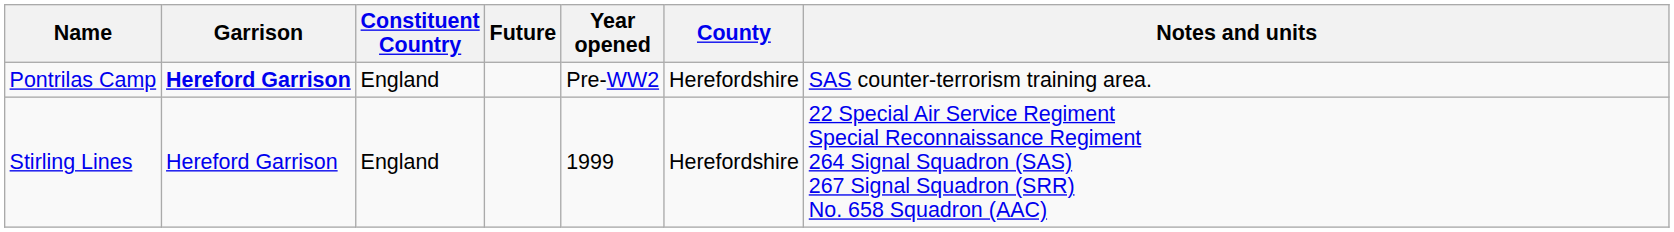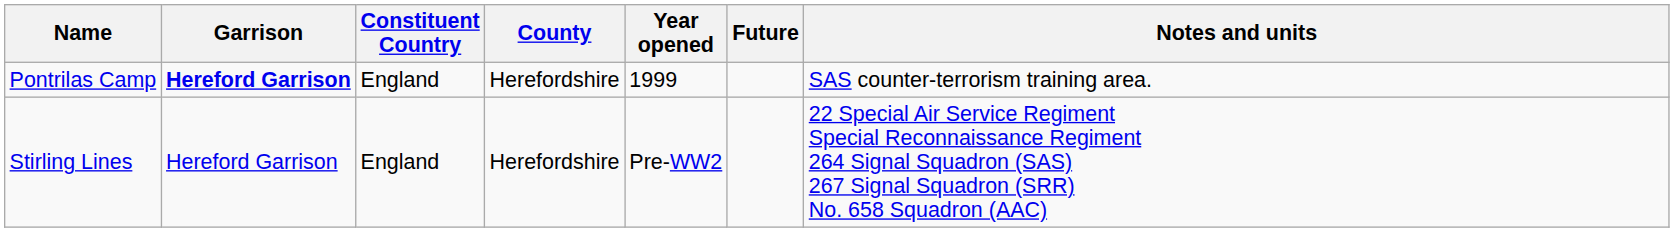columns swapped: (734, 33) <-> (523, 33)
(613, 79) Pre-WW2 -> (653, 79) 1999
(590, 161) 1999 -> (676, 161) Pre-WW2
